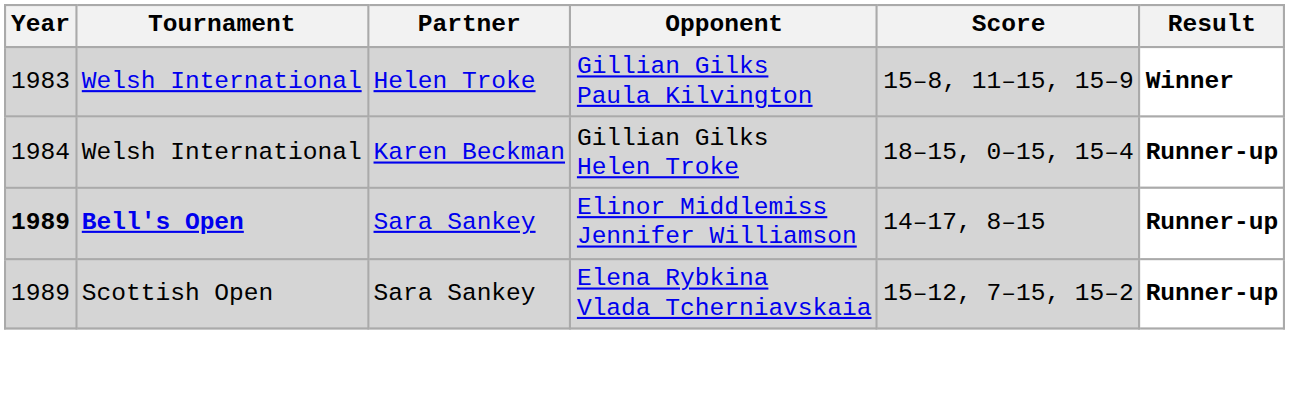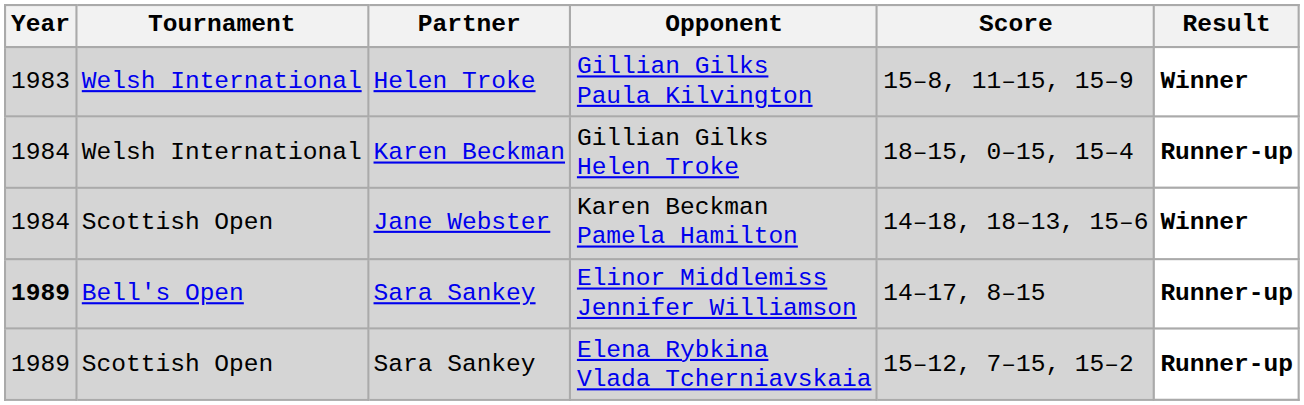+ row: (687, 223)
(163, 223) bold -> (163, 293) normal
